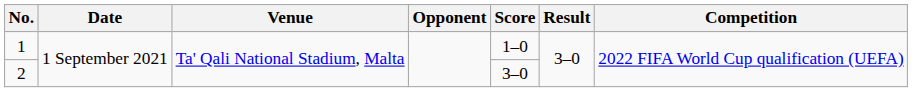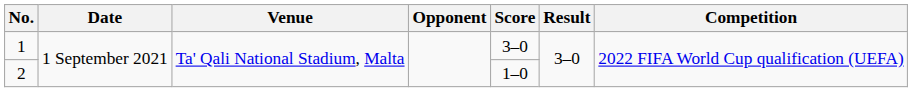(515, 45) 1–0 -> (515, 45) 3–0
(515, 73) 3–0 -> (515, 73) 1–0
